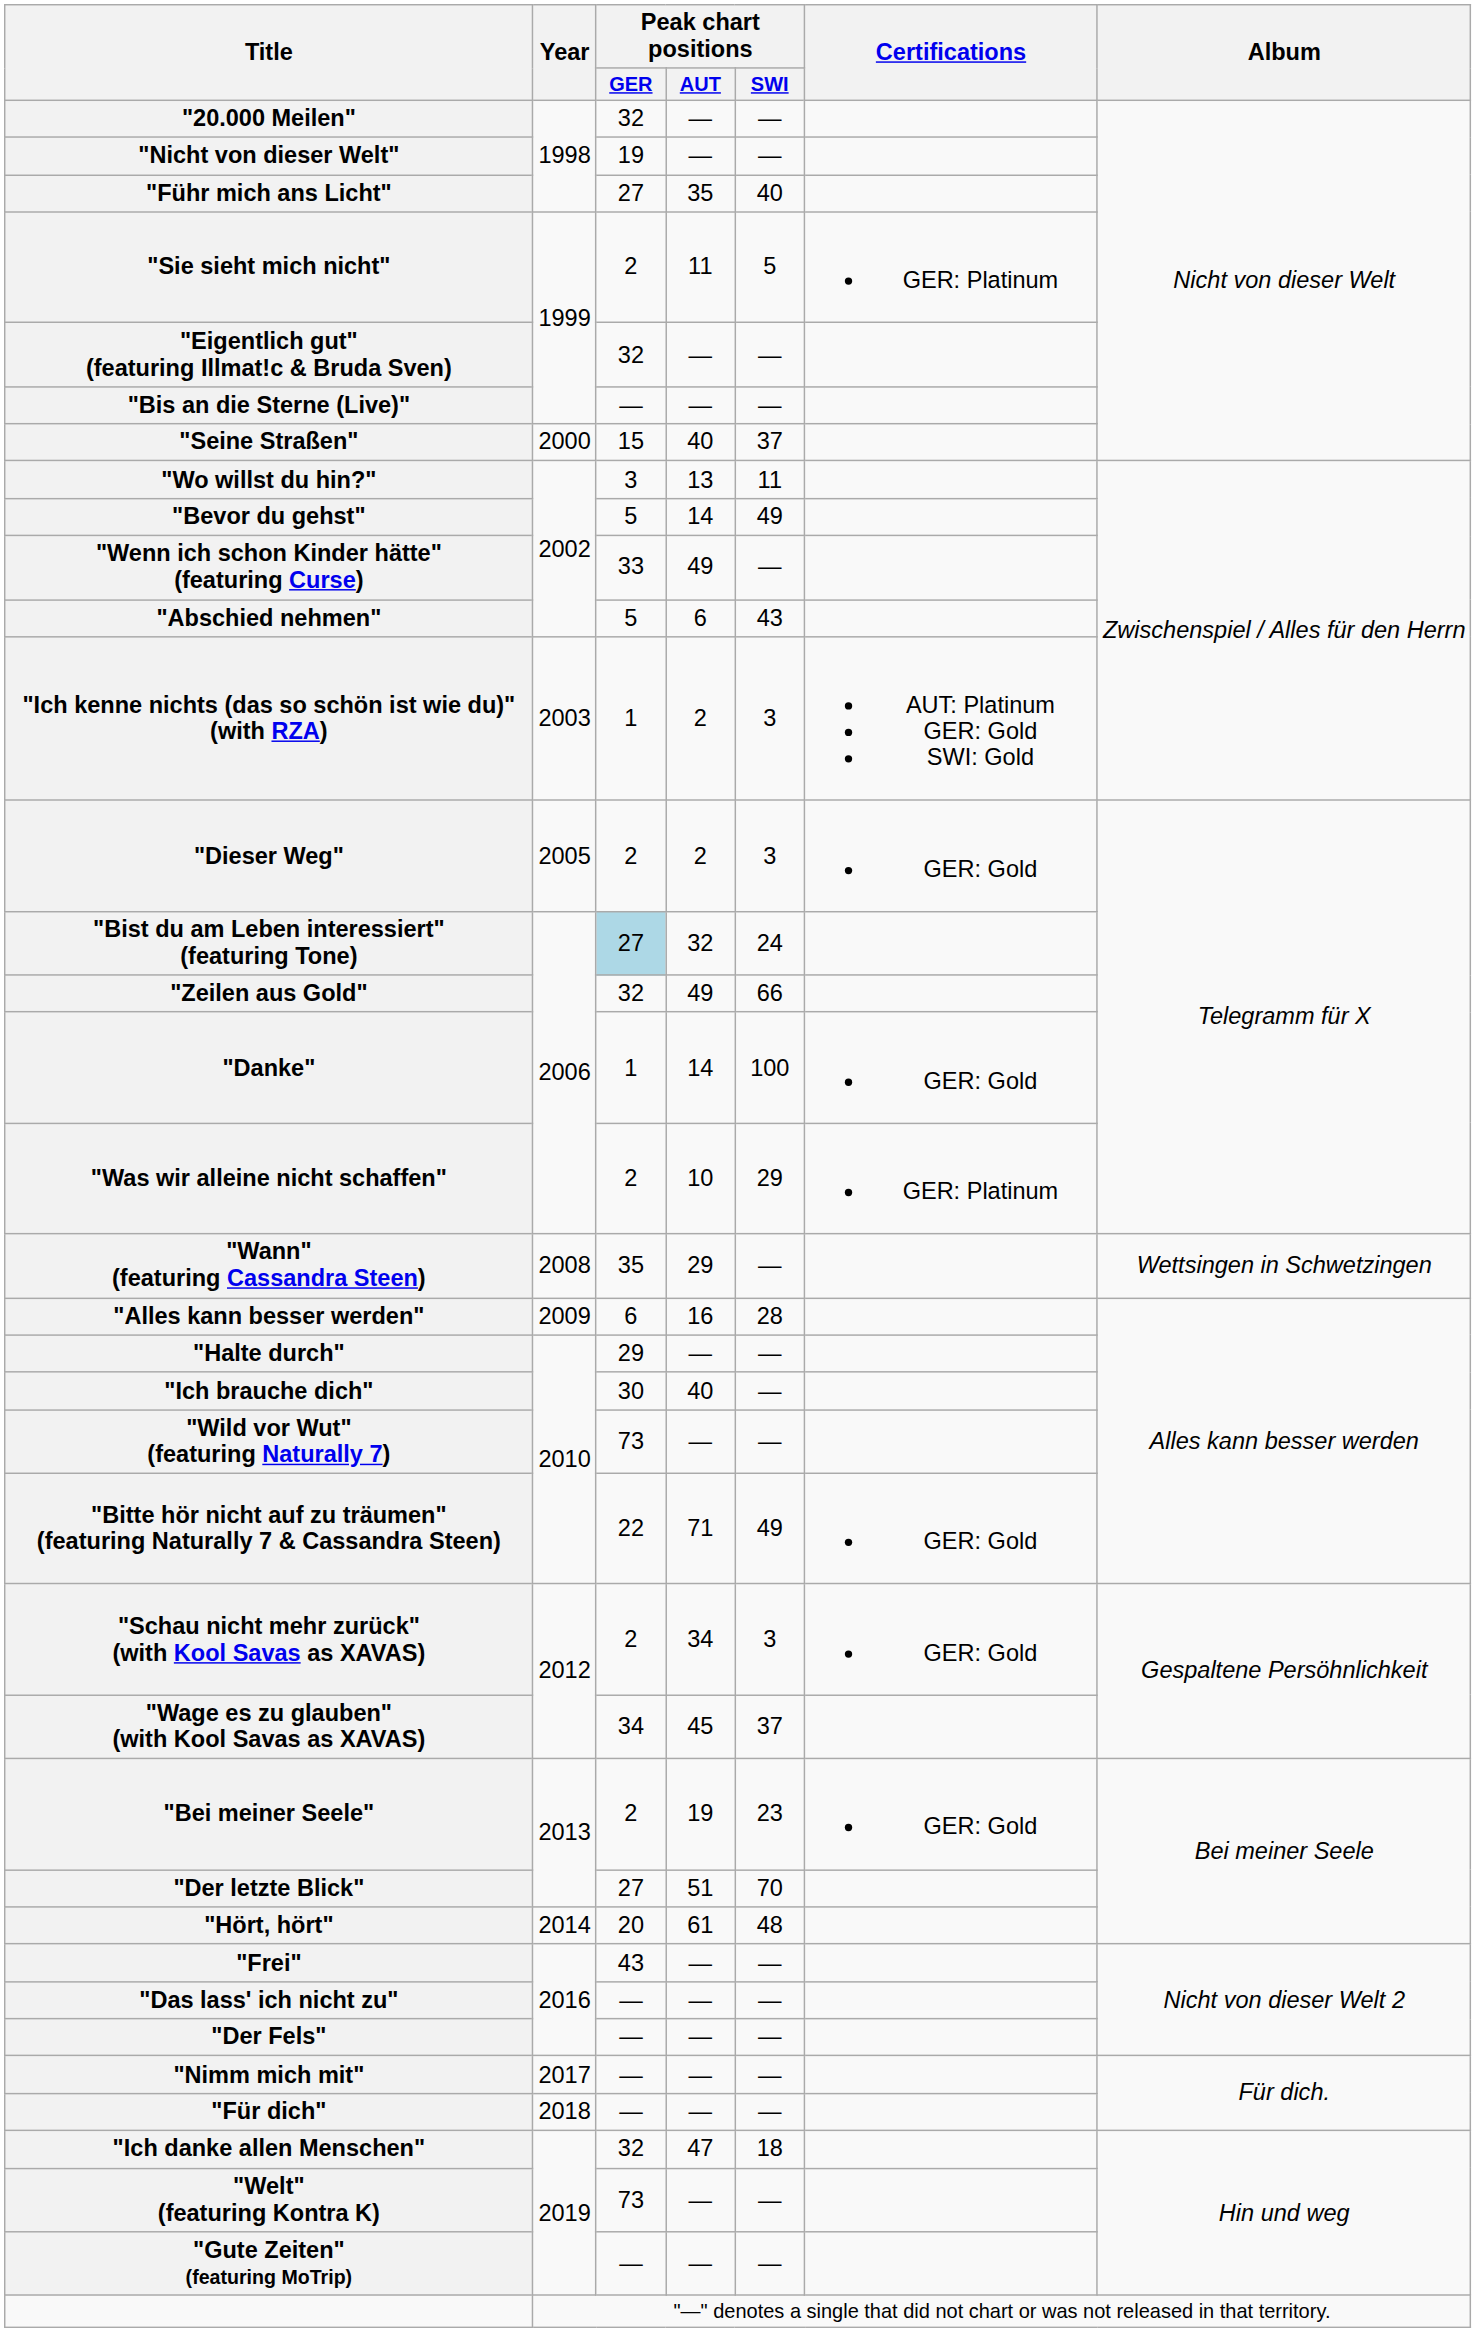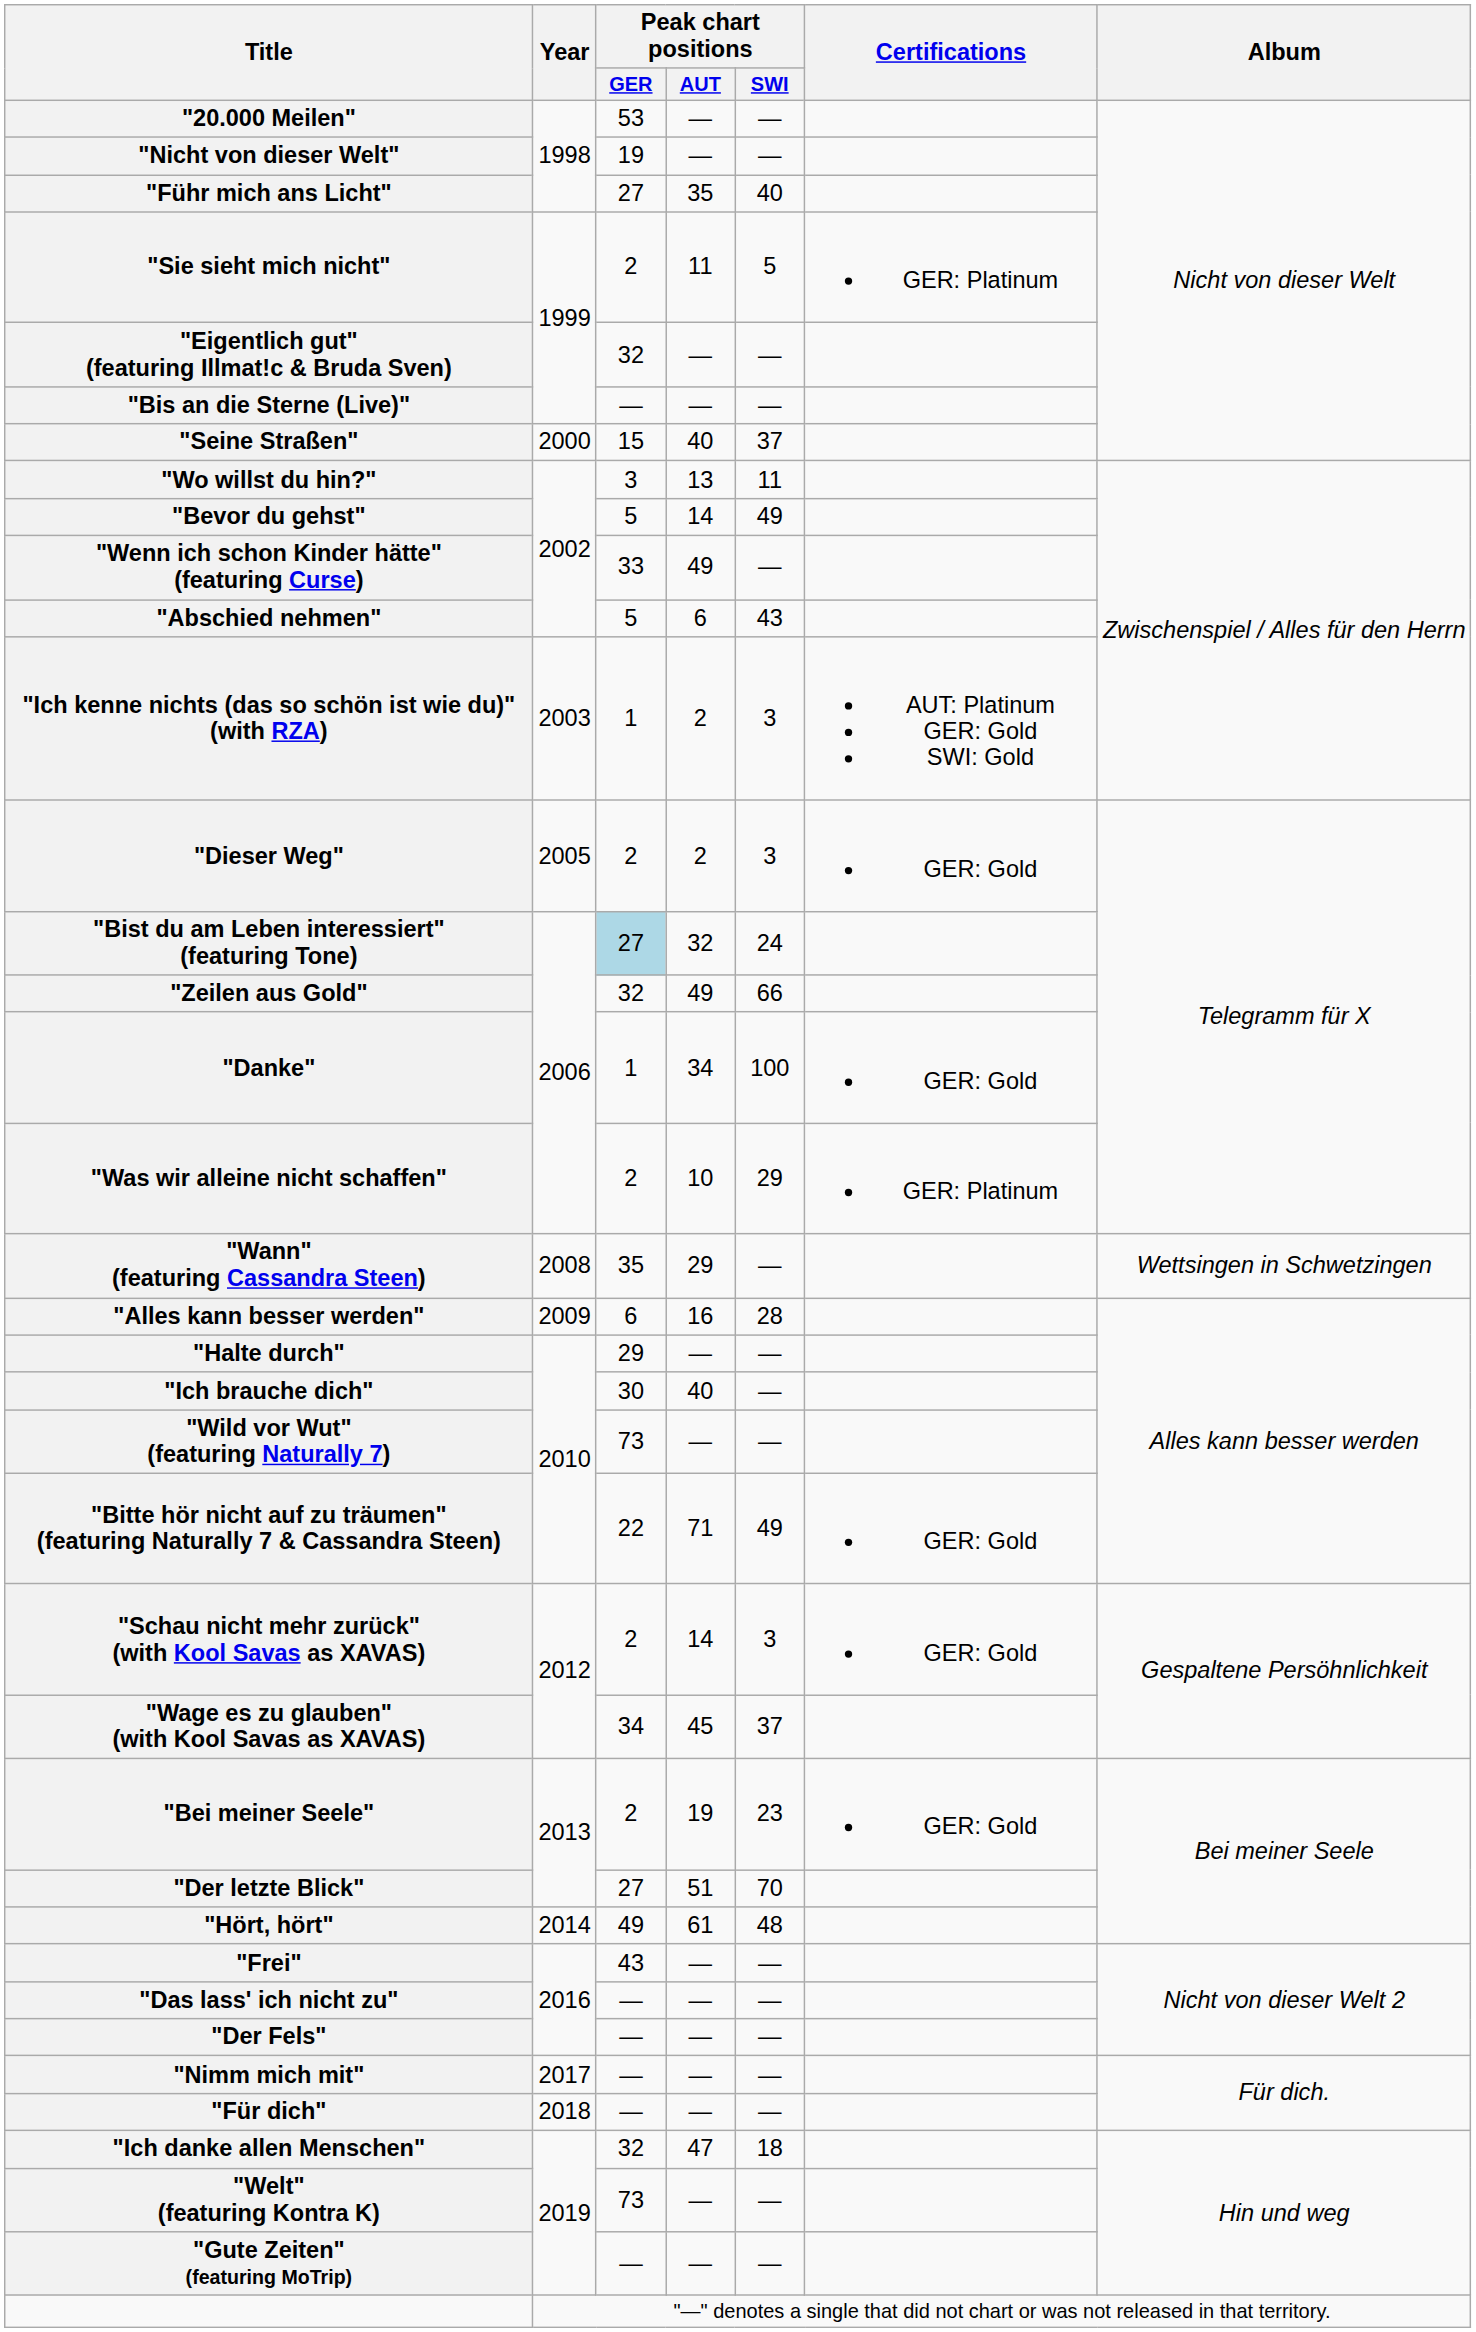(631, 118) 32 -> (631, 118) 53
(700, 1067) 14 -> (700, 1067) 34
(700, 1639) 34 -> (700, 1639) 14
(631, 1925) 20 -> (631, 1925) 49
